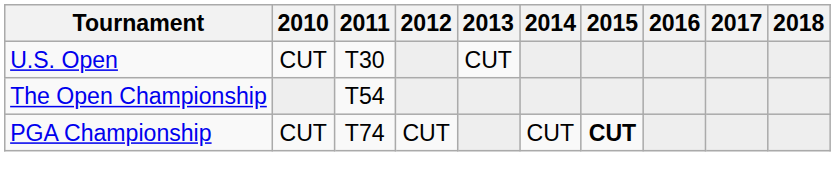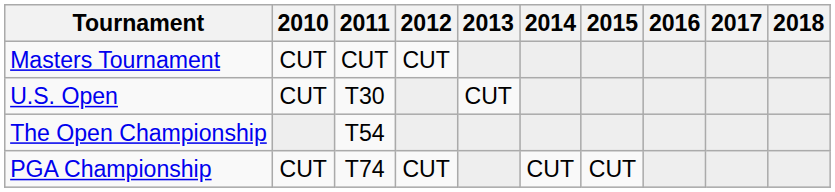+ row: (115, 60)
(612, 133) bold -> (612, 170) normal
